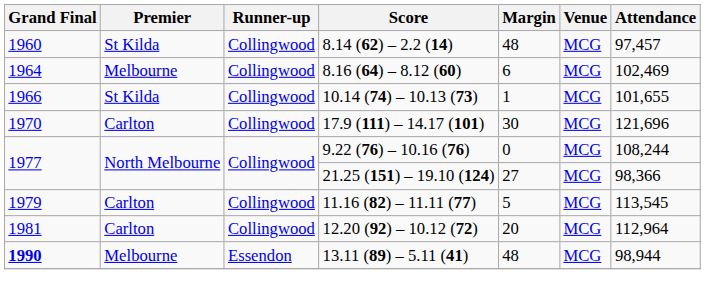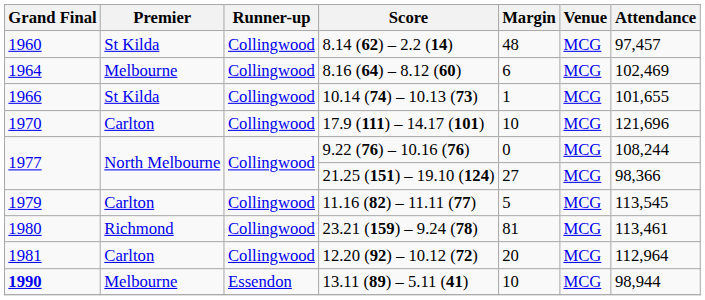(510, 123) 30 -> (510, 123) 10
+ row: (400, 228)
(510, 255) 48 -> (510, 281) 10
